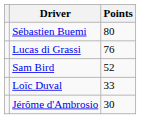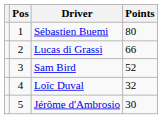+ column: (20, 13)
(109, 49) 76 -> (131, 49) 66
(109, 85) 33 -> (131, 85) 32
